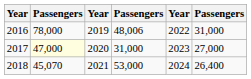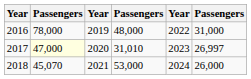(128, 31) 48,006 -> (128, 31) 48,000
(128, 48) 31,000 -> (128, 48) 31,010
(209, 48) 27,000 -> (209, 48) 26,997
(209, 66) 26,400 -> (209, 66) 26,000
